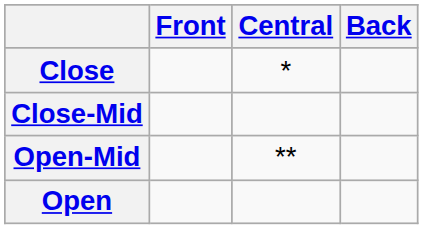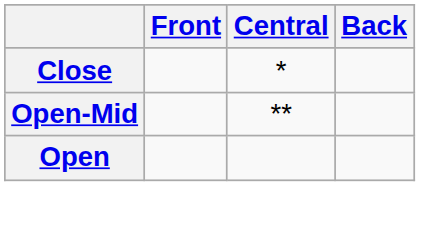- row: (77, 113)
